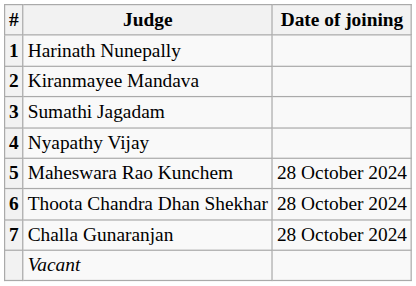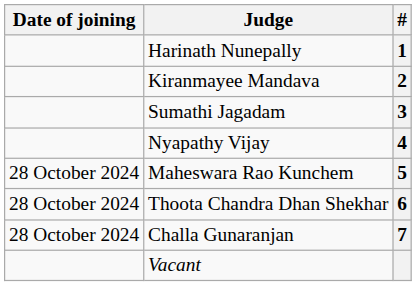columns swapped: (14, 19) <-> (342, 19)
